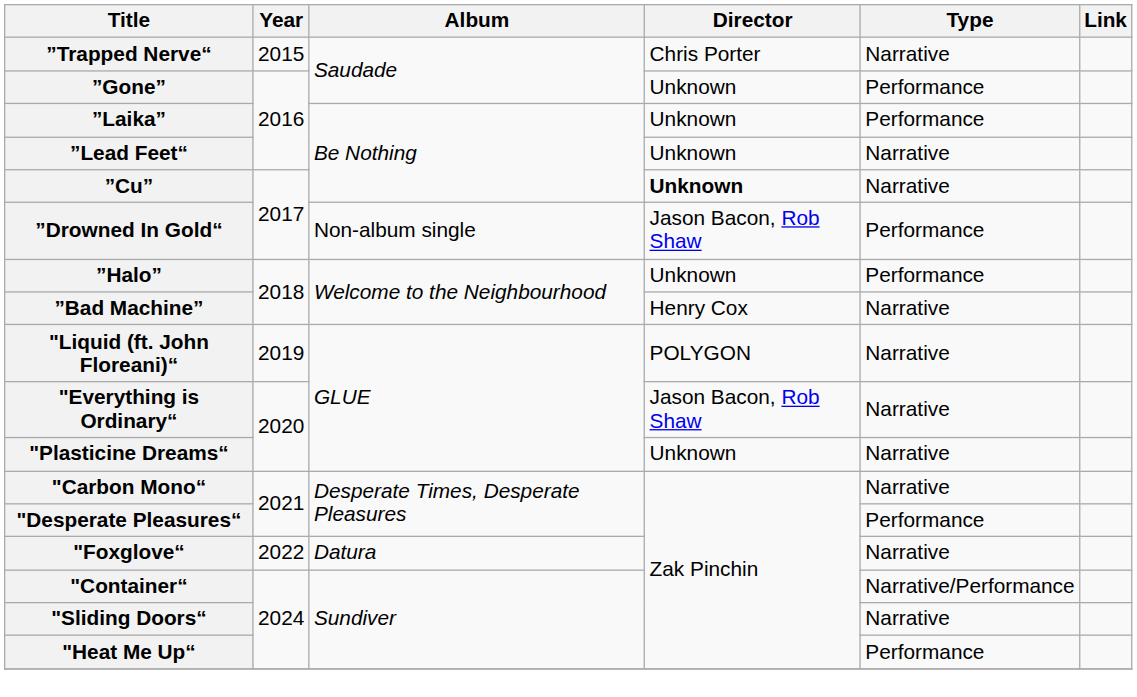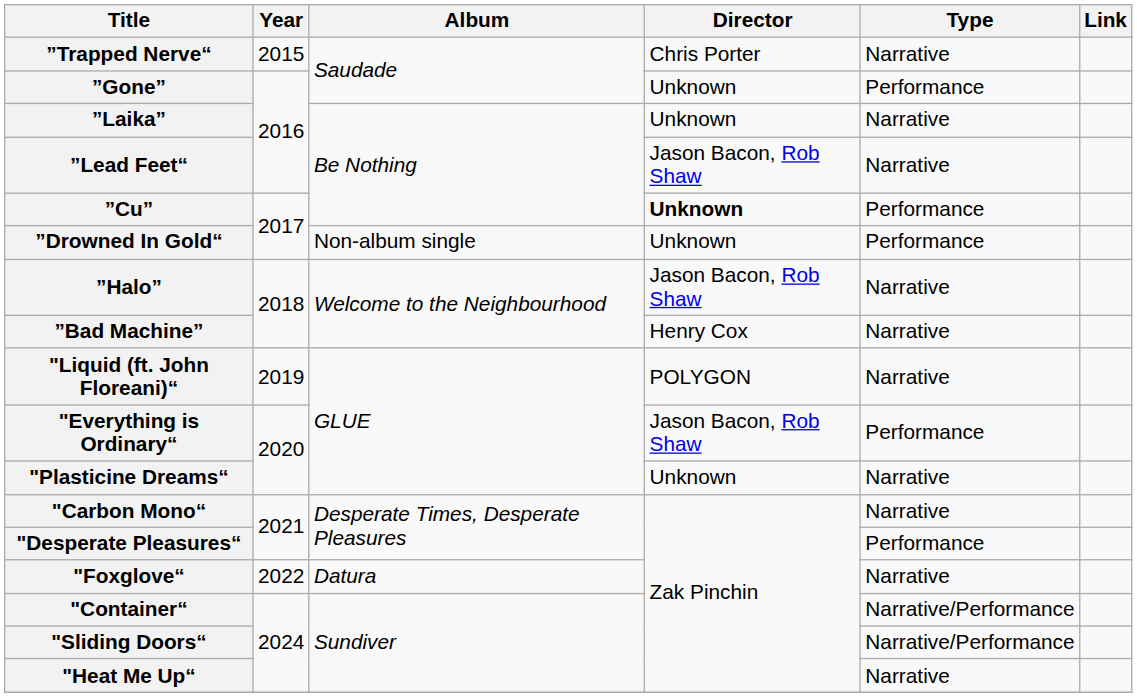(925, 119) Performance -> (908, 119) Narrative
(693, 152) Unknown -> (735, 164) Jason Bacon, Rob Shaw
(908, 185) Narrative -> (925, 209) Performance
(735, 230) Jason Bacon, Rob Shaw -> (693, 242) Unknown
(693, 275) Unknown -> (735, 287) Jason Bacon, Rob Shaw
(925, 275) Performance -> (908, 287) Narrative
(908, 409) Narrative -> (925, 432) Performance
(908, 618) Narrative -> (970, 642) Narrative/Performance
(925, 651) Performance -> (908, 675) Narrative
